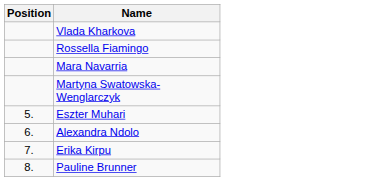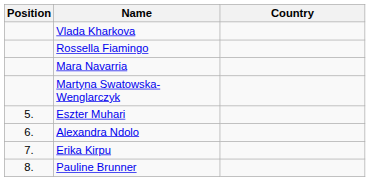+ column: (292, 13)
